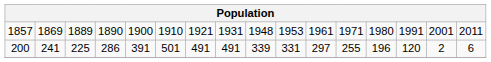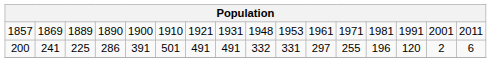(381, 31) 1980 -> (381, 31) 1981
(261, 48) 339 -> (261, 48) 332
